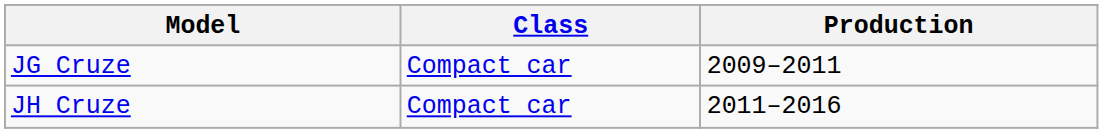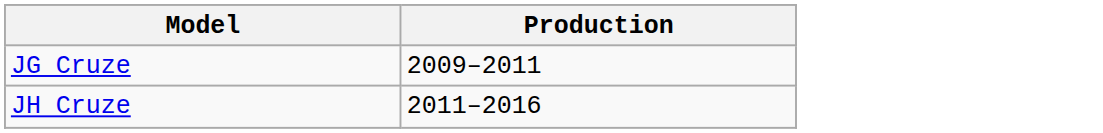- column: (551, 25)
